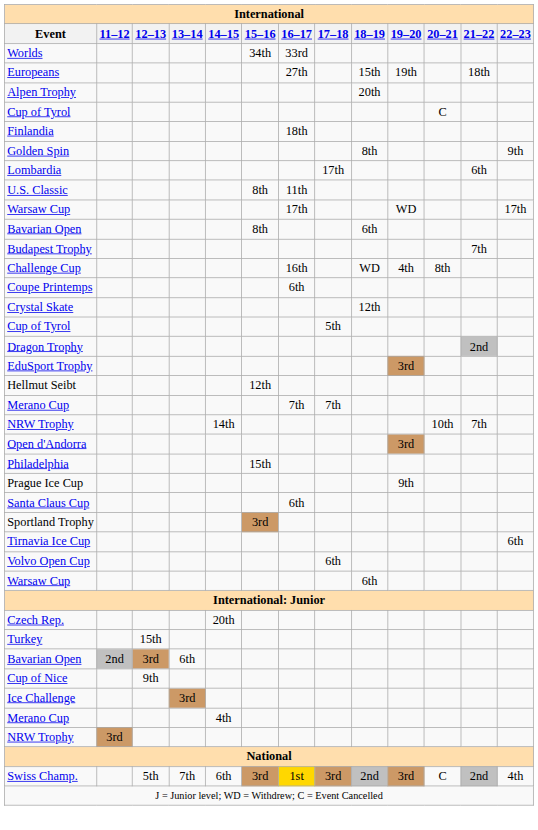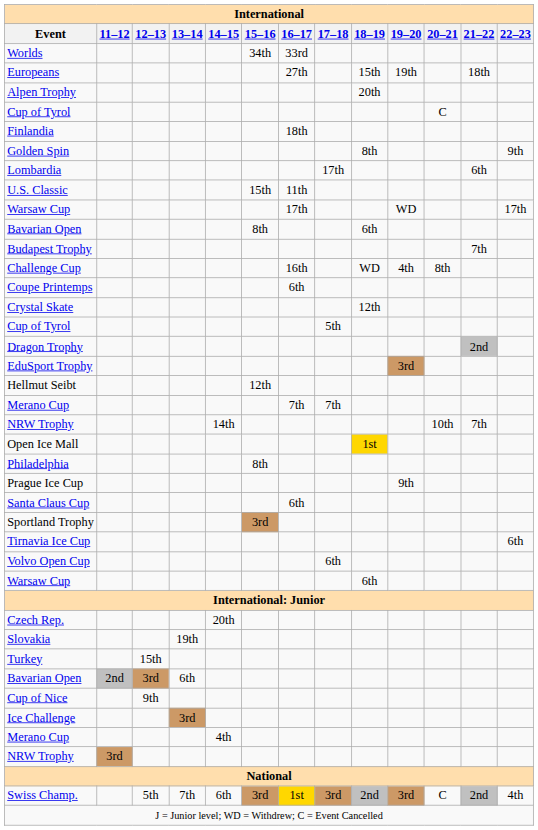(260, 190) 8th -> (260, 190) 15th
- row: (47, 444)
+ row: (43, 444)
(260, 463) 15th -> (260, 463) 8th
+ row: (29, 639)
